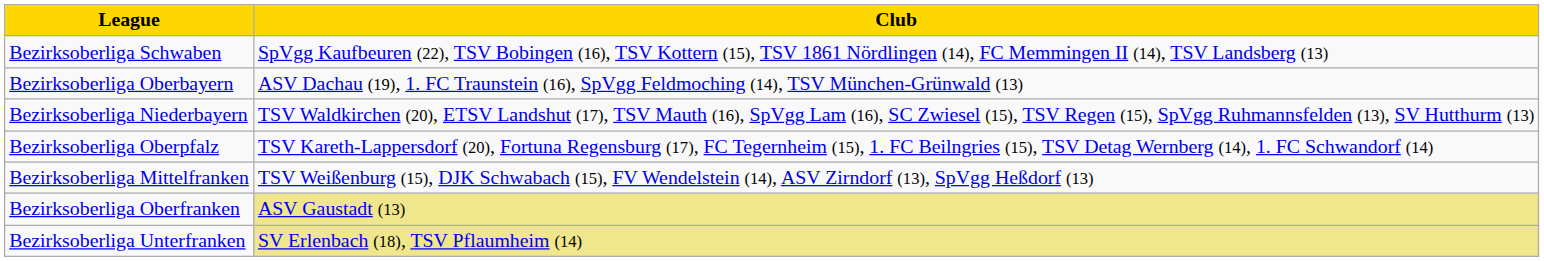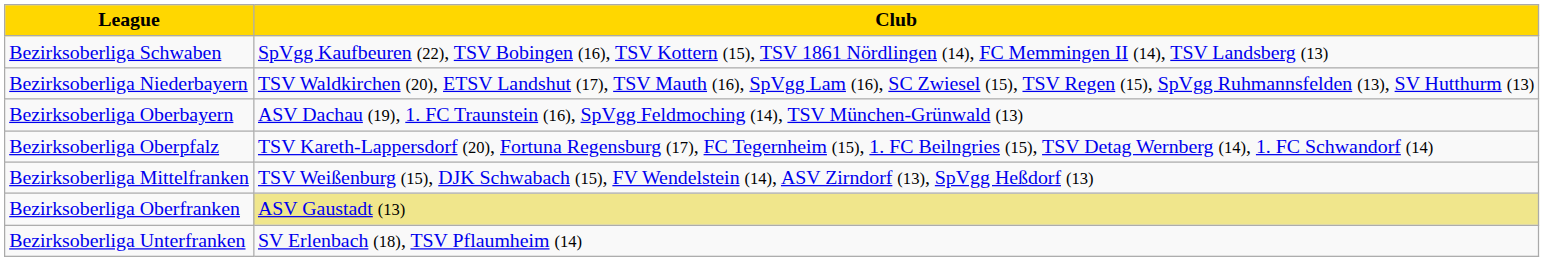rows swapped: (121, 83) <-> (128, 114)
(420, 240) khaki background -> (420, 240) no background
